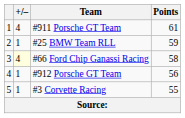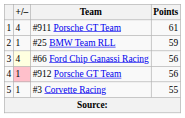(174, 59) 58 -> (174, 59) 56
(18, 74) no background -> (18, 74) pink background
